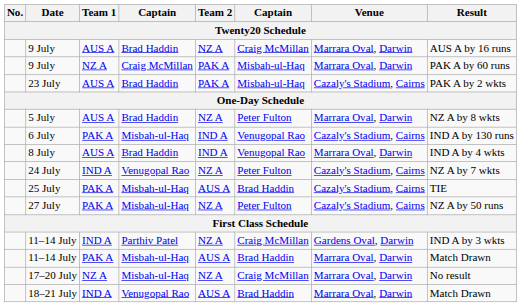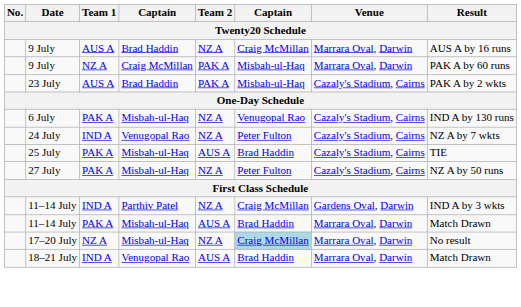- row: (42, 118)
(213, 135) IND A -> (210, 118) NZ A
- row: (42, 153)
(273, 275) no background -> (273, 240) lightblue background
